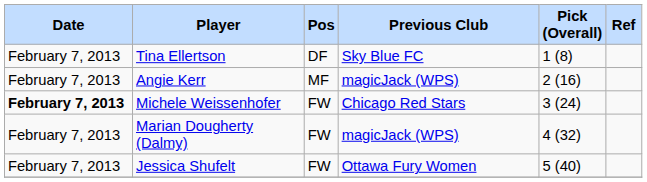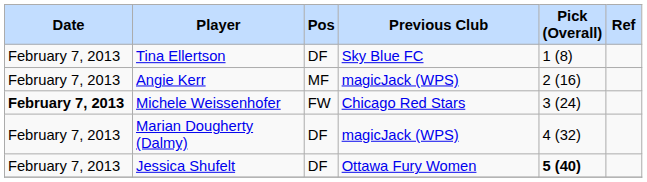(319, 134) FW -> (318, 134) DF
(319, 166) FW -> (318, 166) DF
(562, 166) normal -> (562, 166) bold
